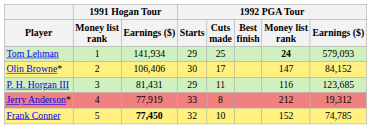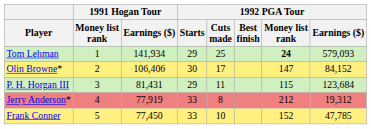(286, 85) 116 -> (286, 85) 115
(338, 85) 123,685 -> (338, 85) 123,684
(149, 116) bold -> (149, 116) normal
(192, 116) 32 -> (192, 116) 33
(338, 116) 74,785 -> (338, 116) 47,785
